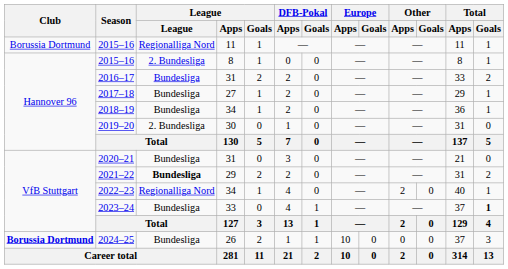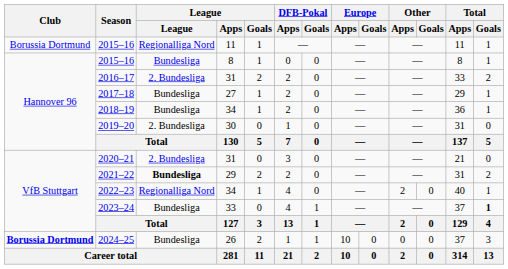(177, 61) 2. Bundesliga -> (177, 61) Bundesliga
(177, 77) Bundesliga -> (177, 77) 2. Bundesliga
(177, 158) Bundesliga -> (177, 158) 2. Bundesliga
